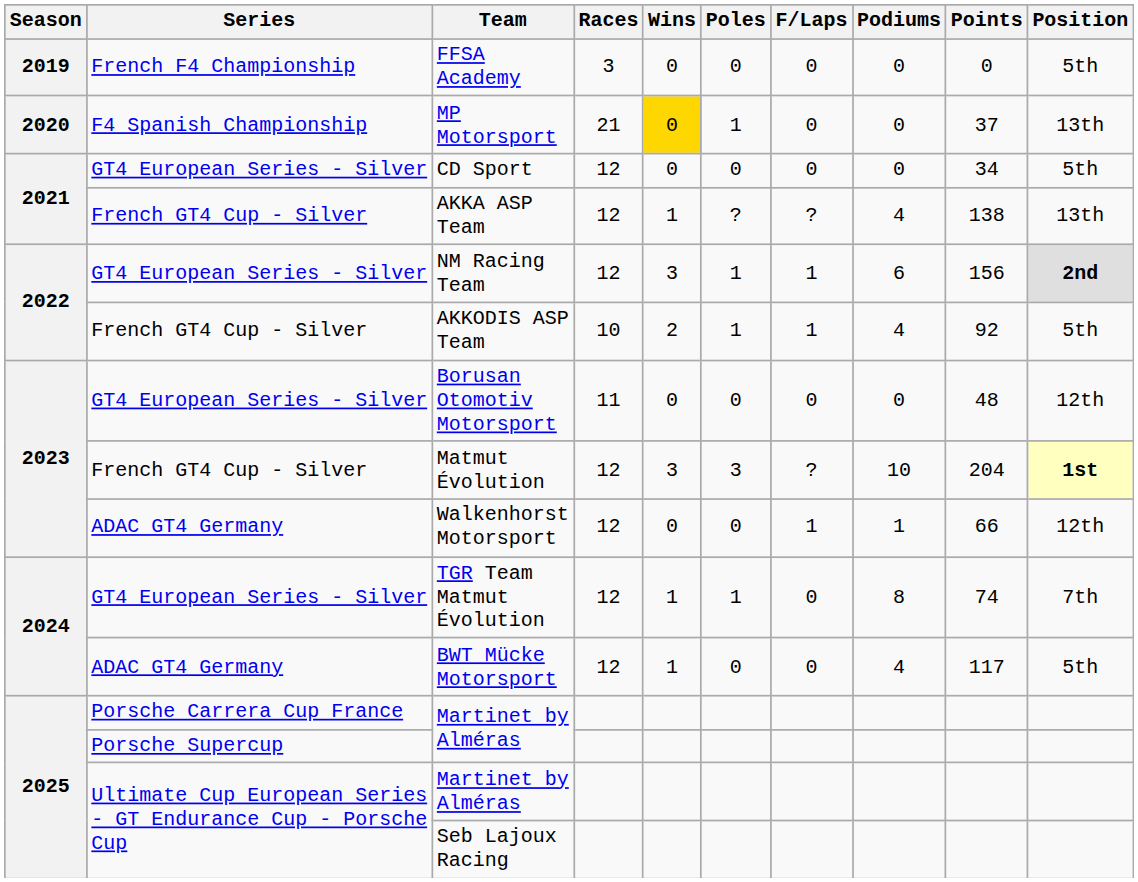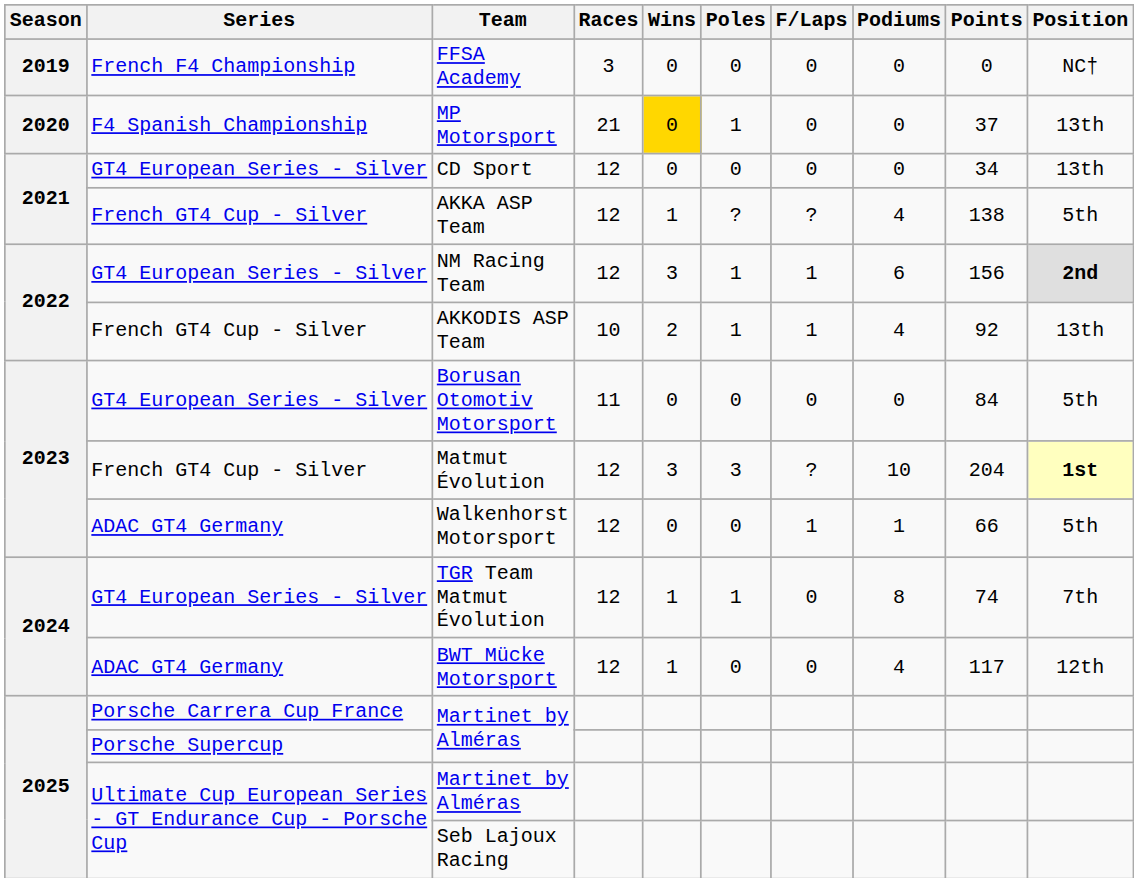(1080, 67) 5th -> (1080, 67) NC†
(1080, 170) 5th -> (1080, 170) 13th
(1080, 216) 13th -> (1080, 216) 5th
(1080, 331) 5th -> (1080, 331) 13th
(987, 400) 48 -> (987, 400) 84
(1080, 400) 12th -> (1080, 400) 5th
(1080, 527) 12th -> (1080, 527) 5th
(1080, 666) 5th -> (1080, 666) 12th
